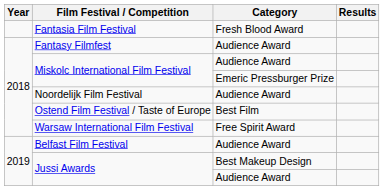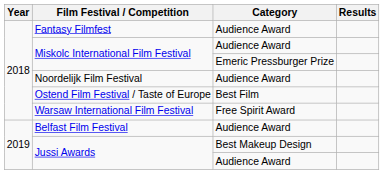- row: (85, 29)
